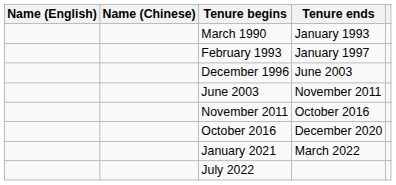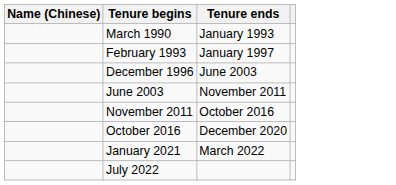- column: (52, 14)
